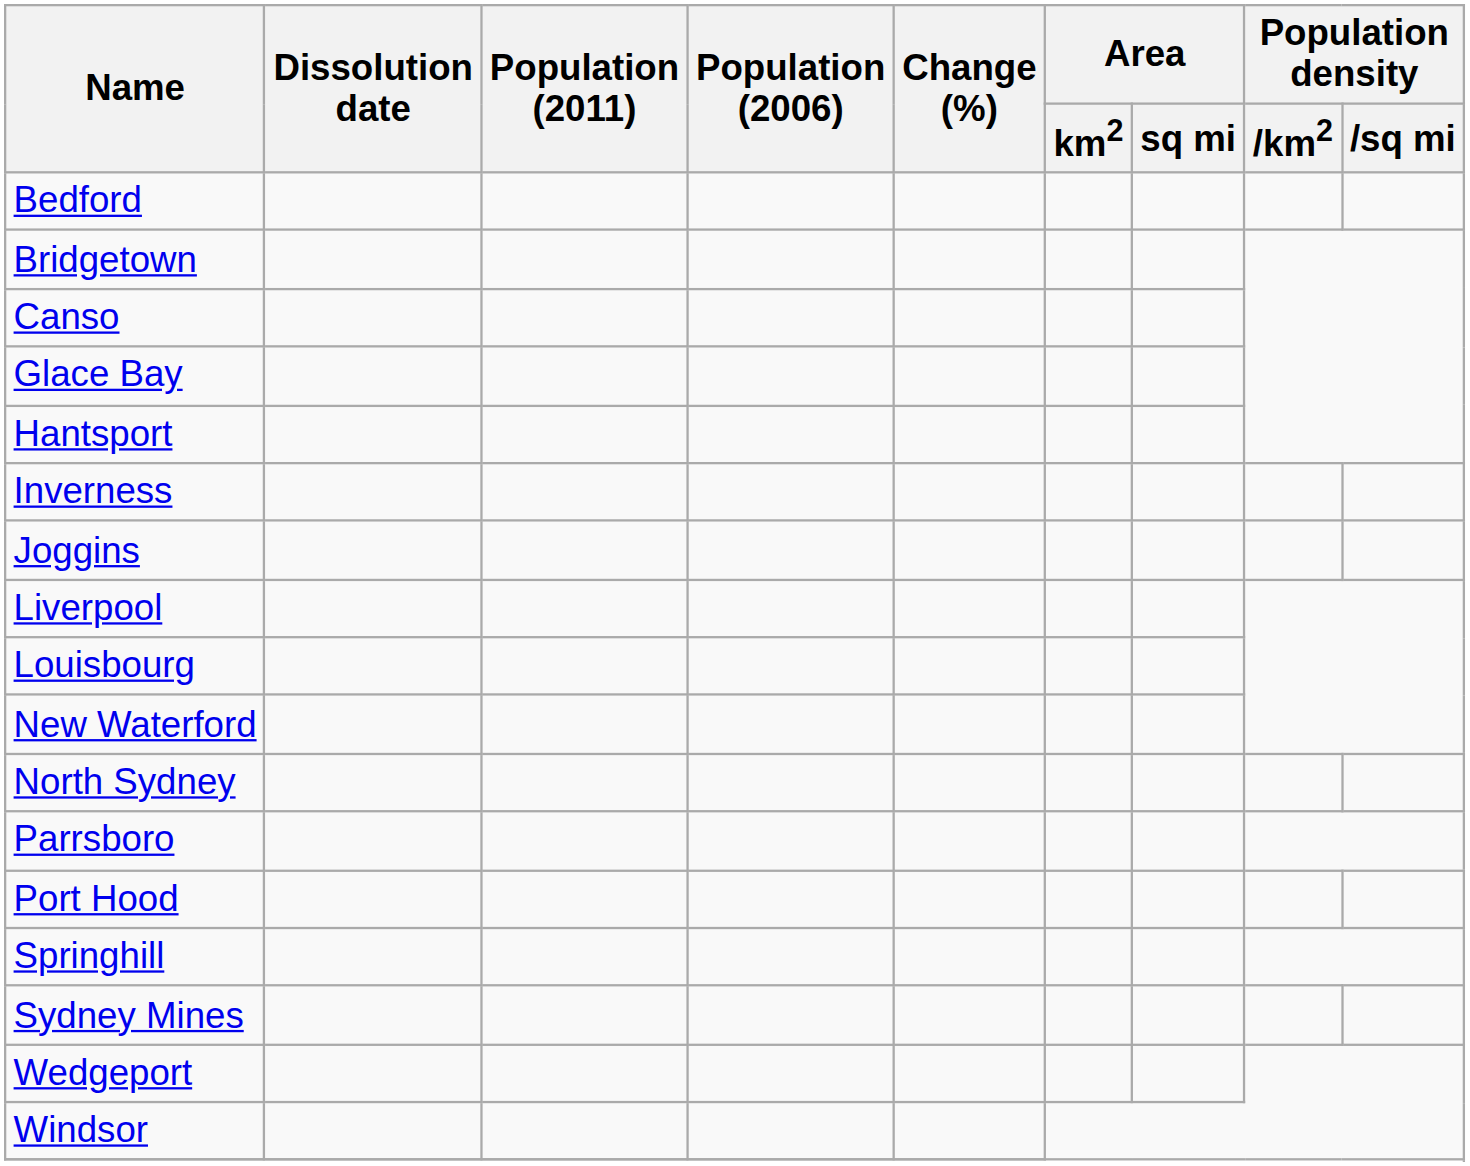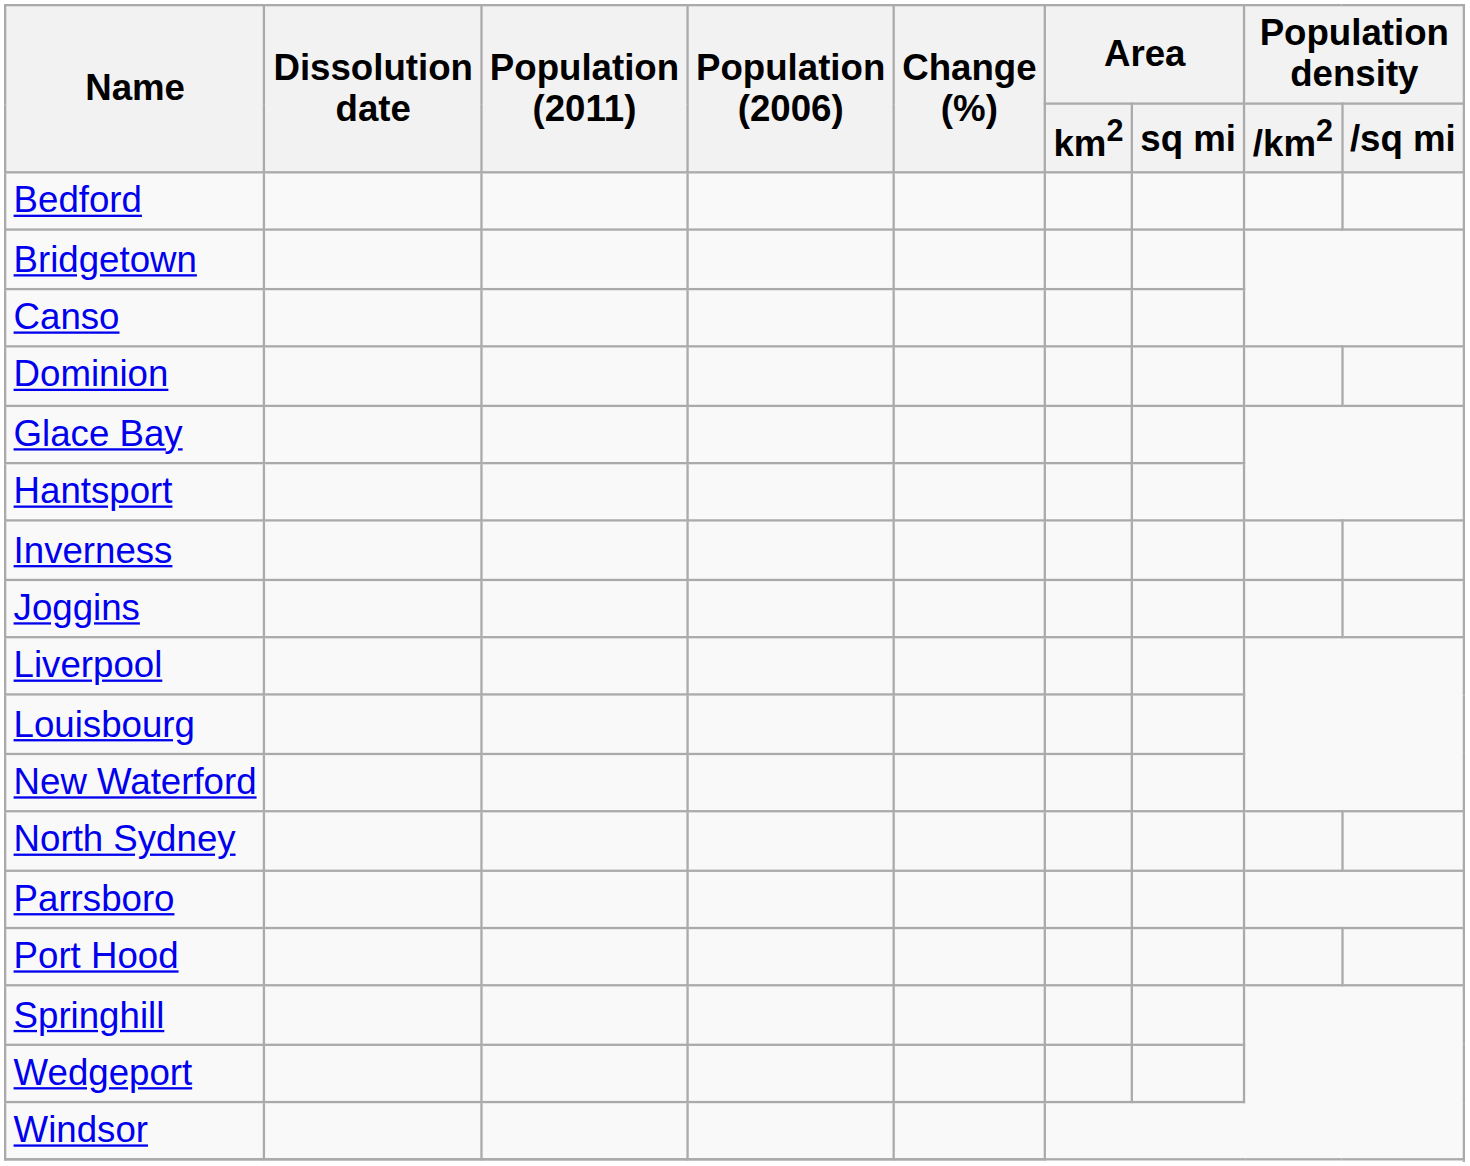+ row: (91, 375)
- row: (129, 1014)
